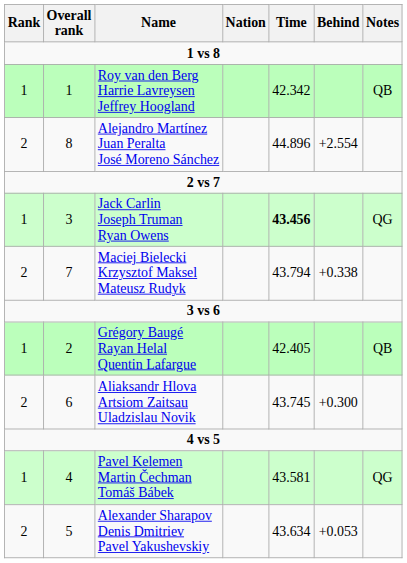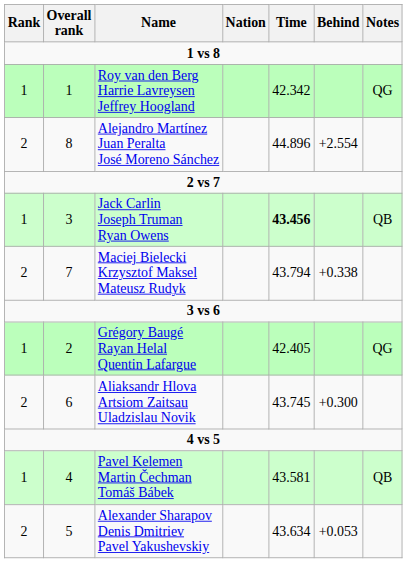(383, 91) QB -> (383, 91) QG
(383, 219) QG -> (383, 219) QB
(383, 348) QB -> (383, 348) QG
(383, 477) QG -> (383, 477) QB
